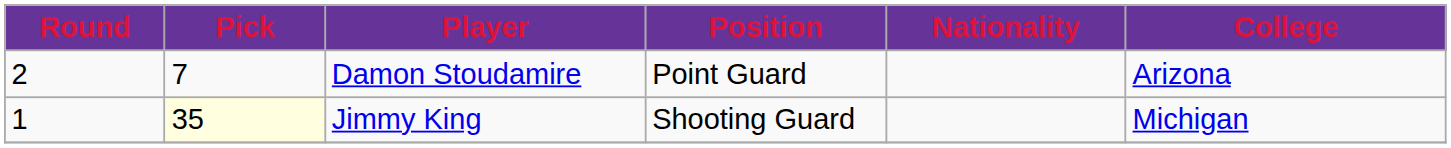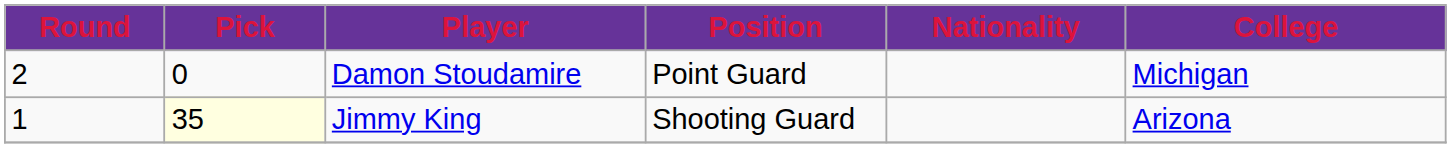(180, 73) 7 -> (180, 73) 0
(1182, 73) Arizona -> (1191, 73) Michigan
(1191, 119) Michigan -> (1182, 119) Arizona
